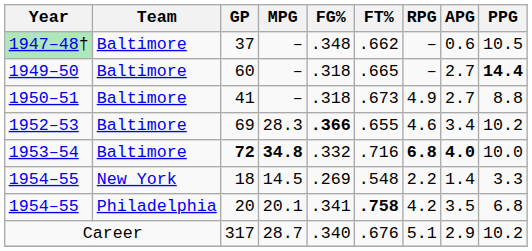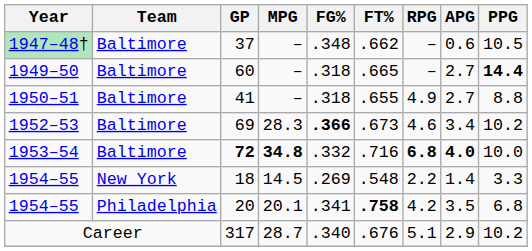(379, 99) .673 -> (379, 99) .655
(379, 126) .655 -> (379, 126) .673
